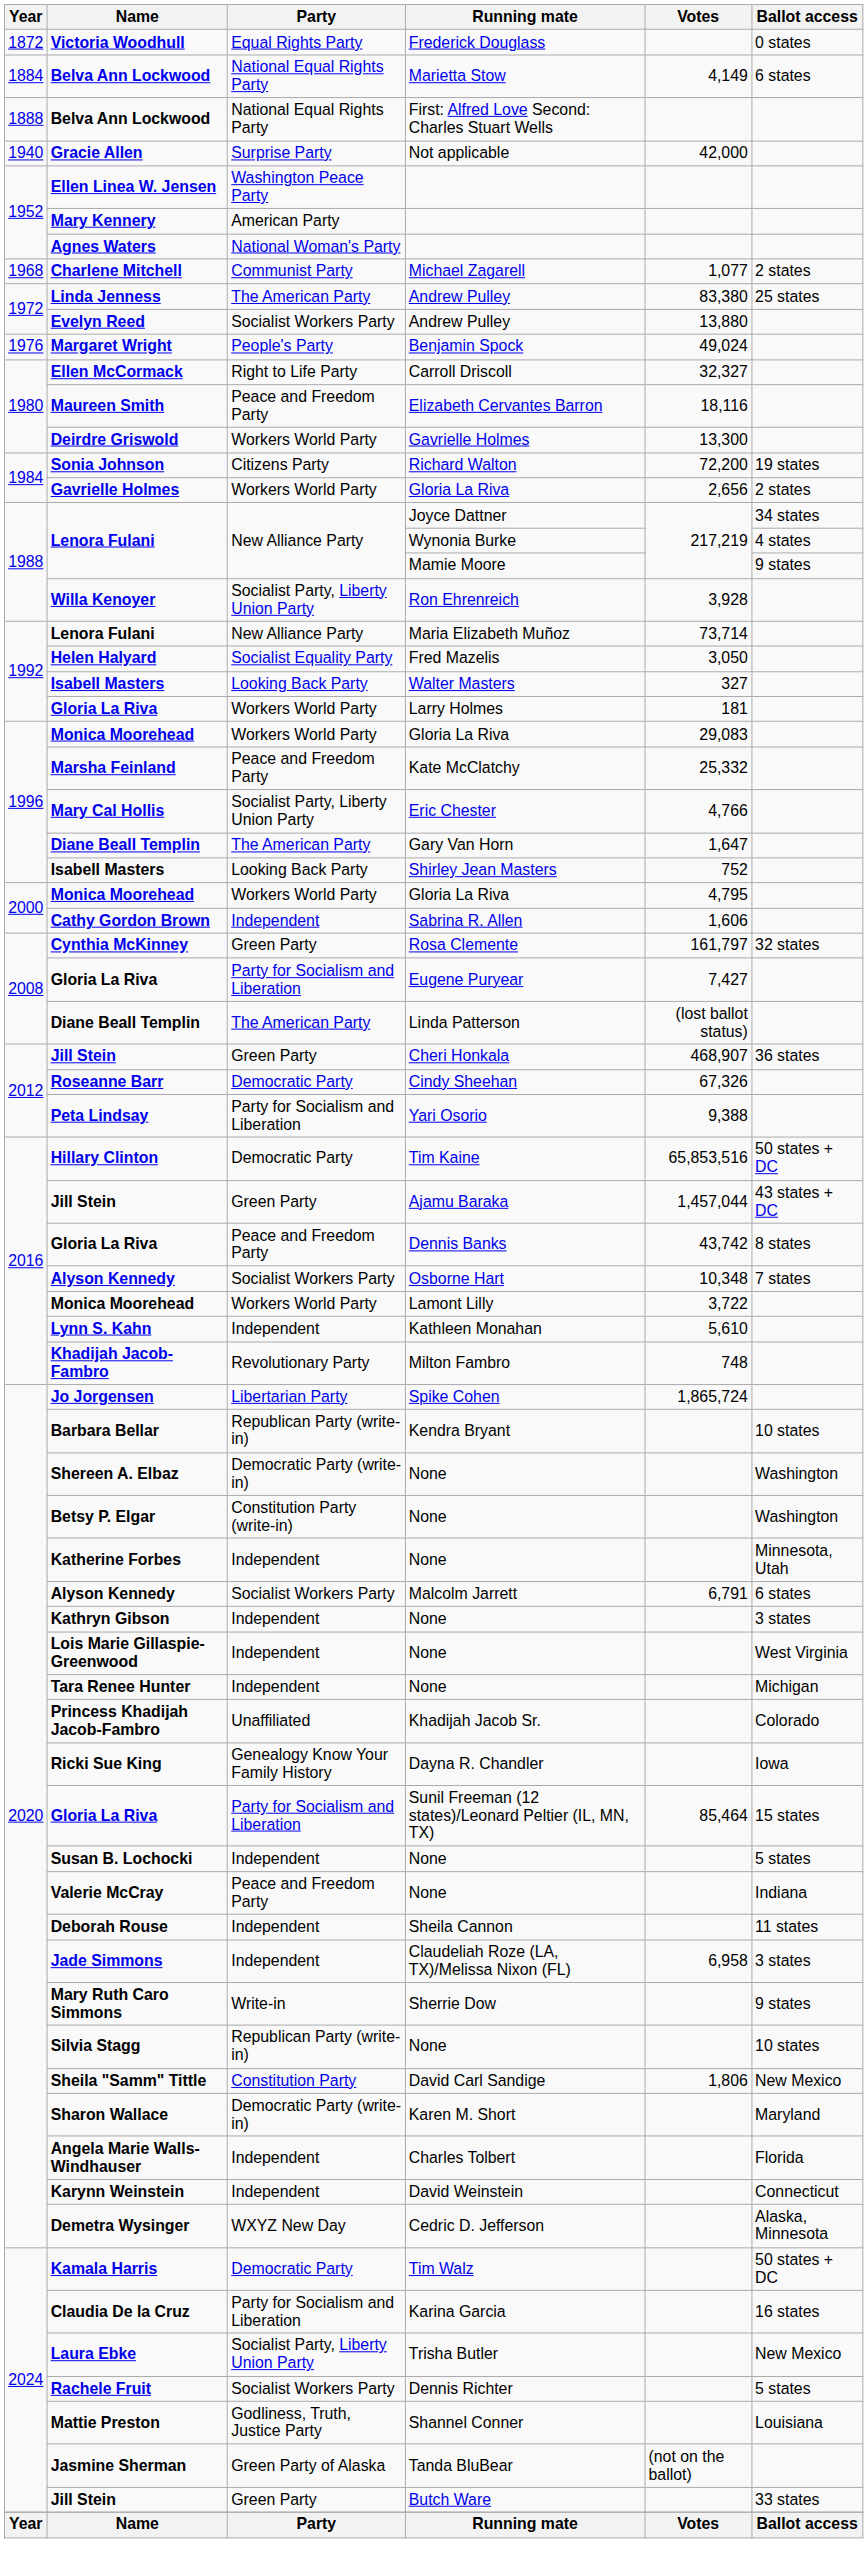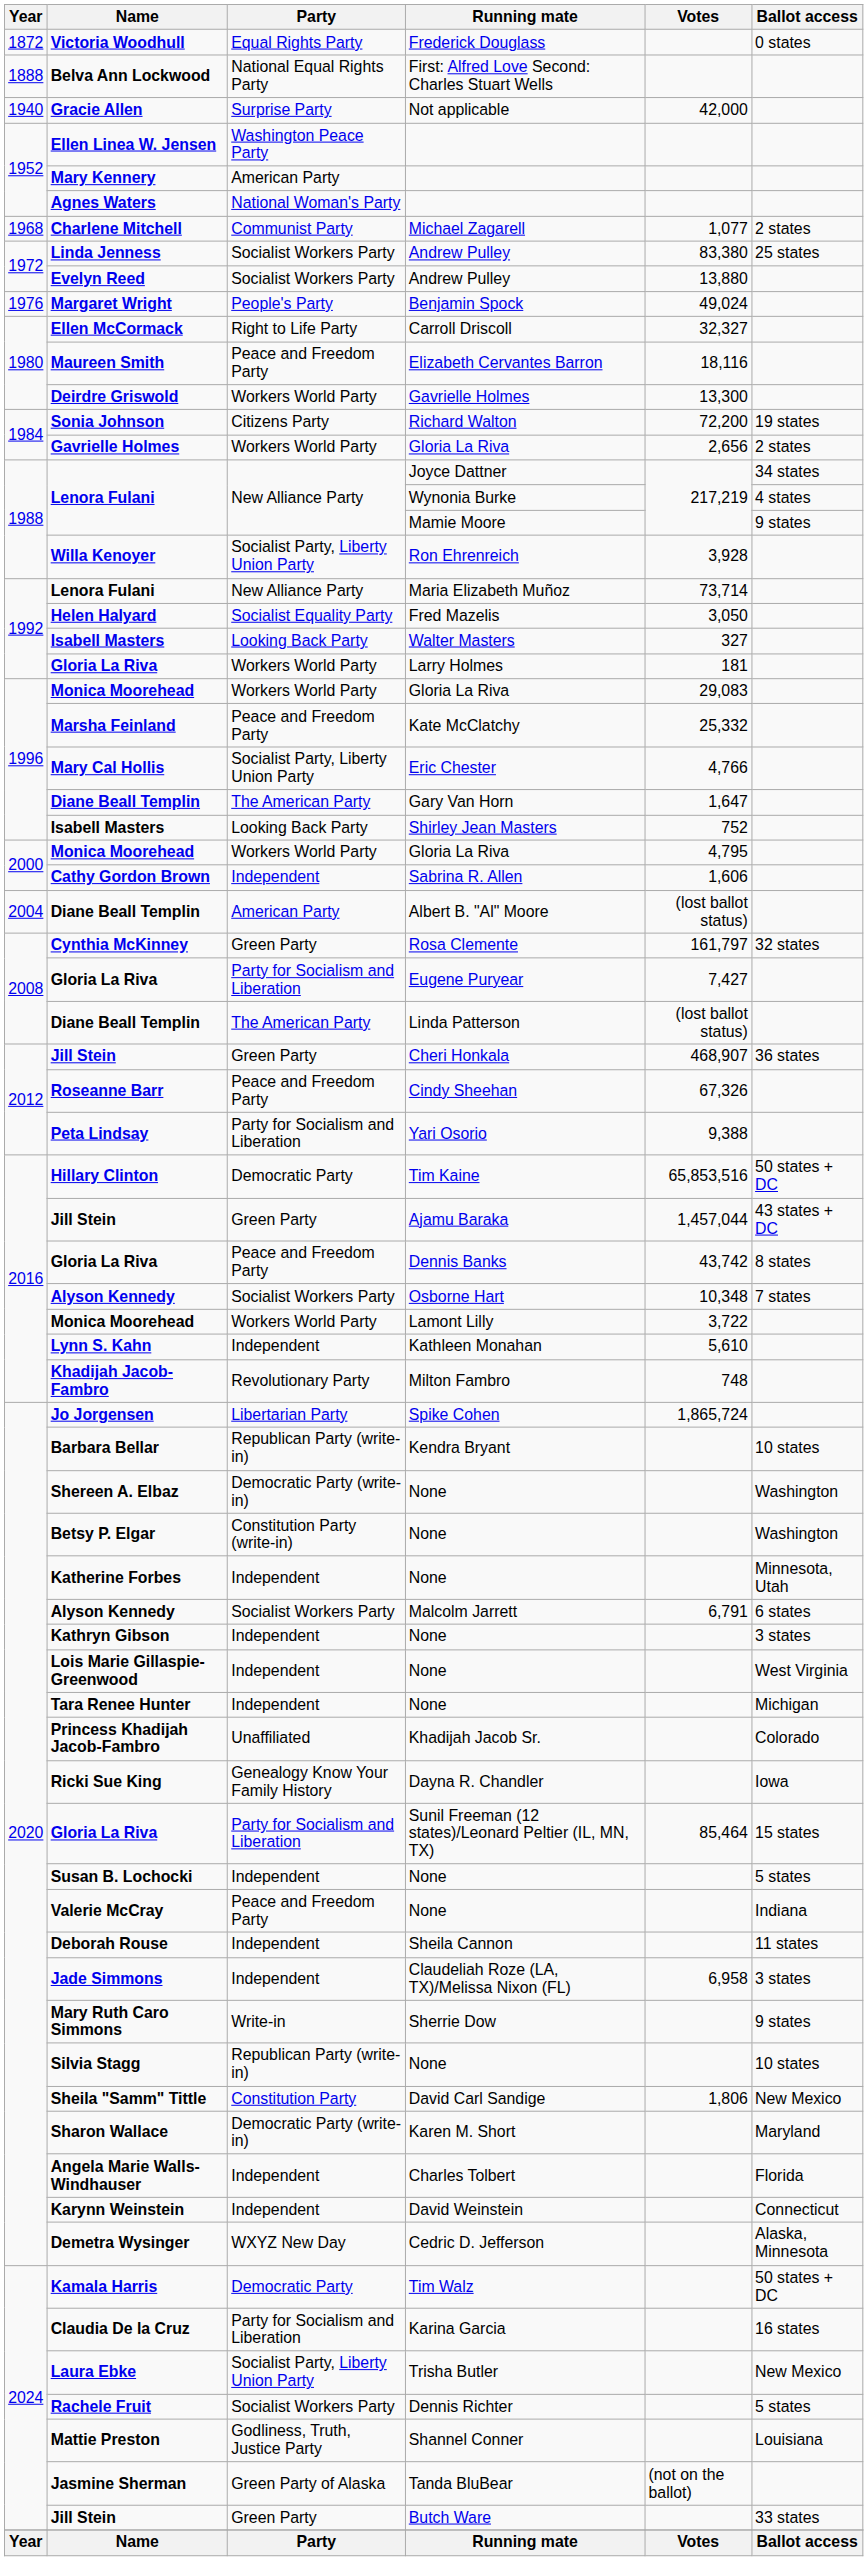- row: (130, 76)
(301, 296) The American Party -> (313, 253) Socialist Workers Party
+ row: (125, 911)
(292, 1081) Democratic Party -> (303, 1090) Peace and Freedom Party
